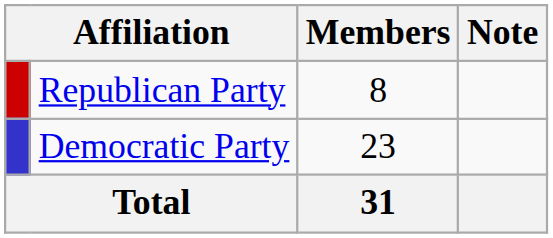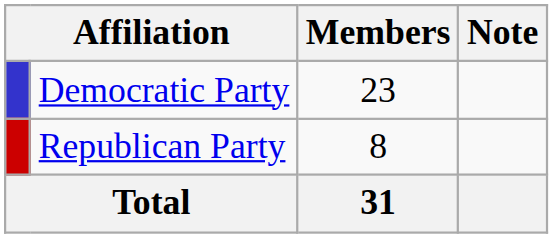rows swapped: (164, 145) <-> (162, 89)
